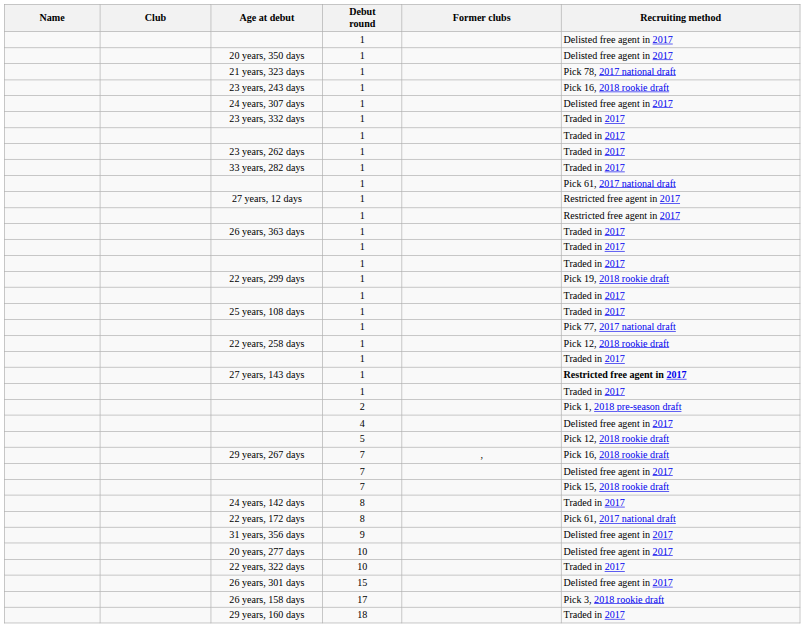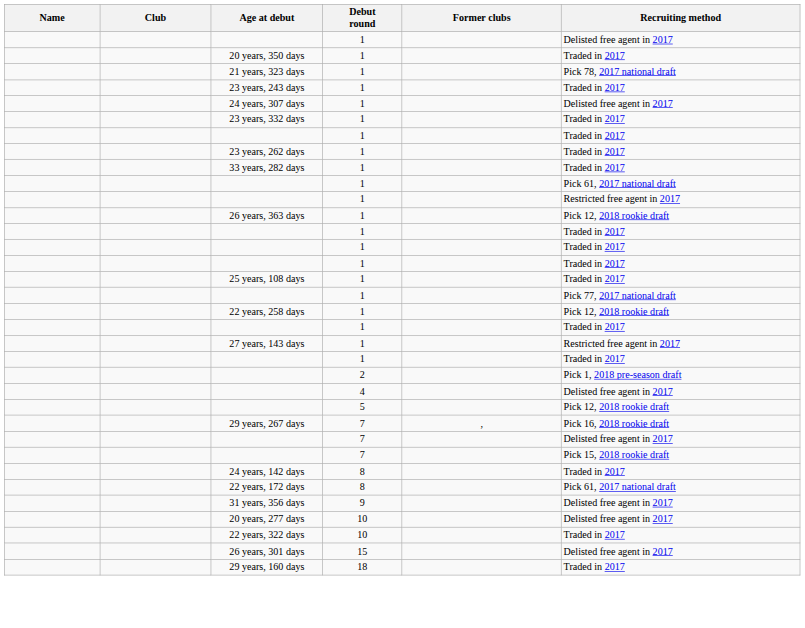(618, 55) Delisted free agent in 2017 -> (594, 55) Traded in 2017
(616, 87) Pick 16, 2018 rookie draft -> (594, 87) Traded in 2017
- row: (267, 199)
(594, 231) Traded in 2017 -> (616, 215) Pick 12, 2018 rookie draft
- row: (267, 279)
(625, 375) bold -> (622, 343) normal
- row: (267, 599)
